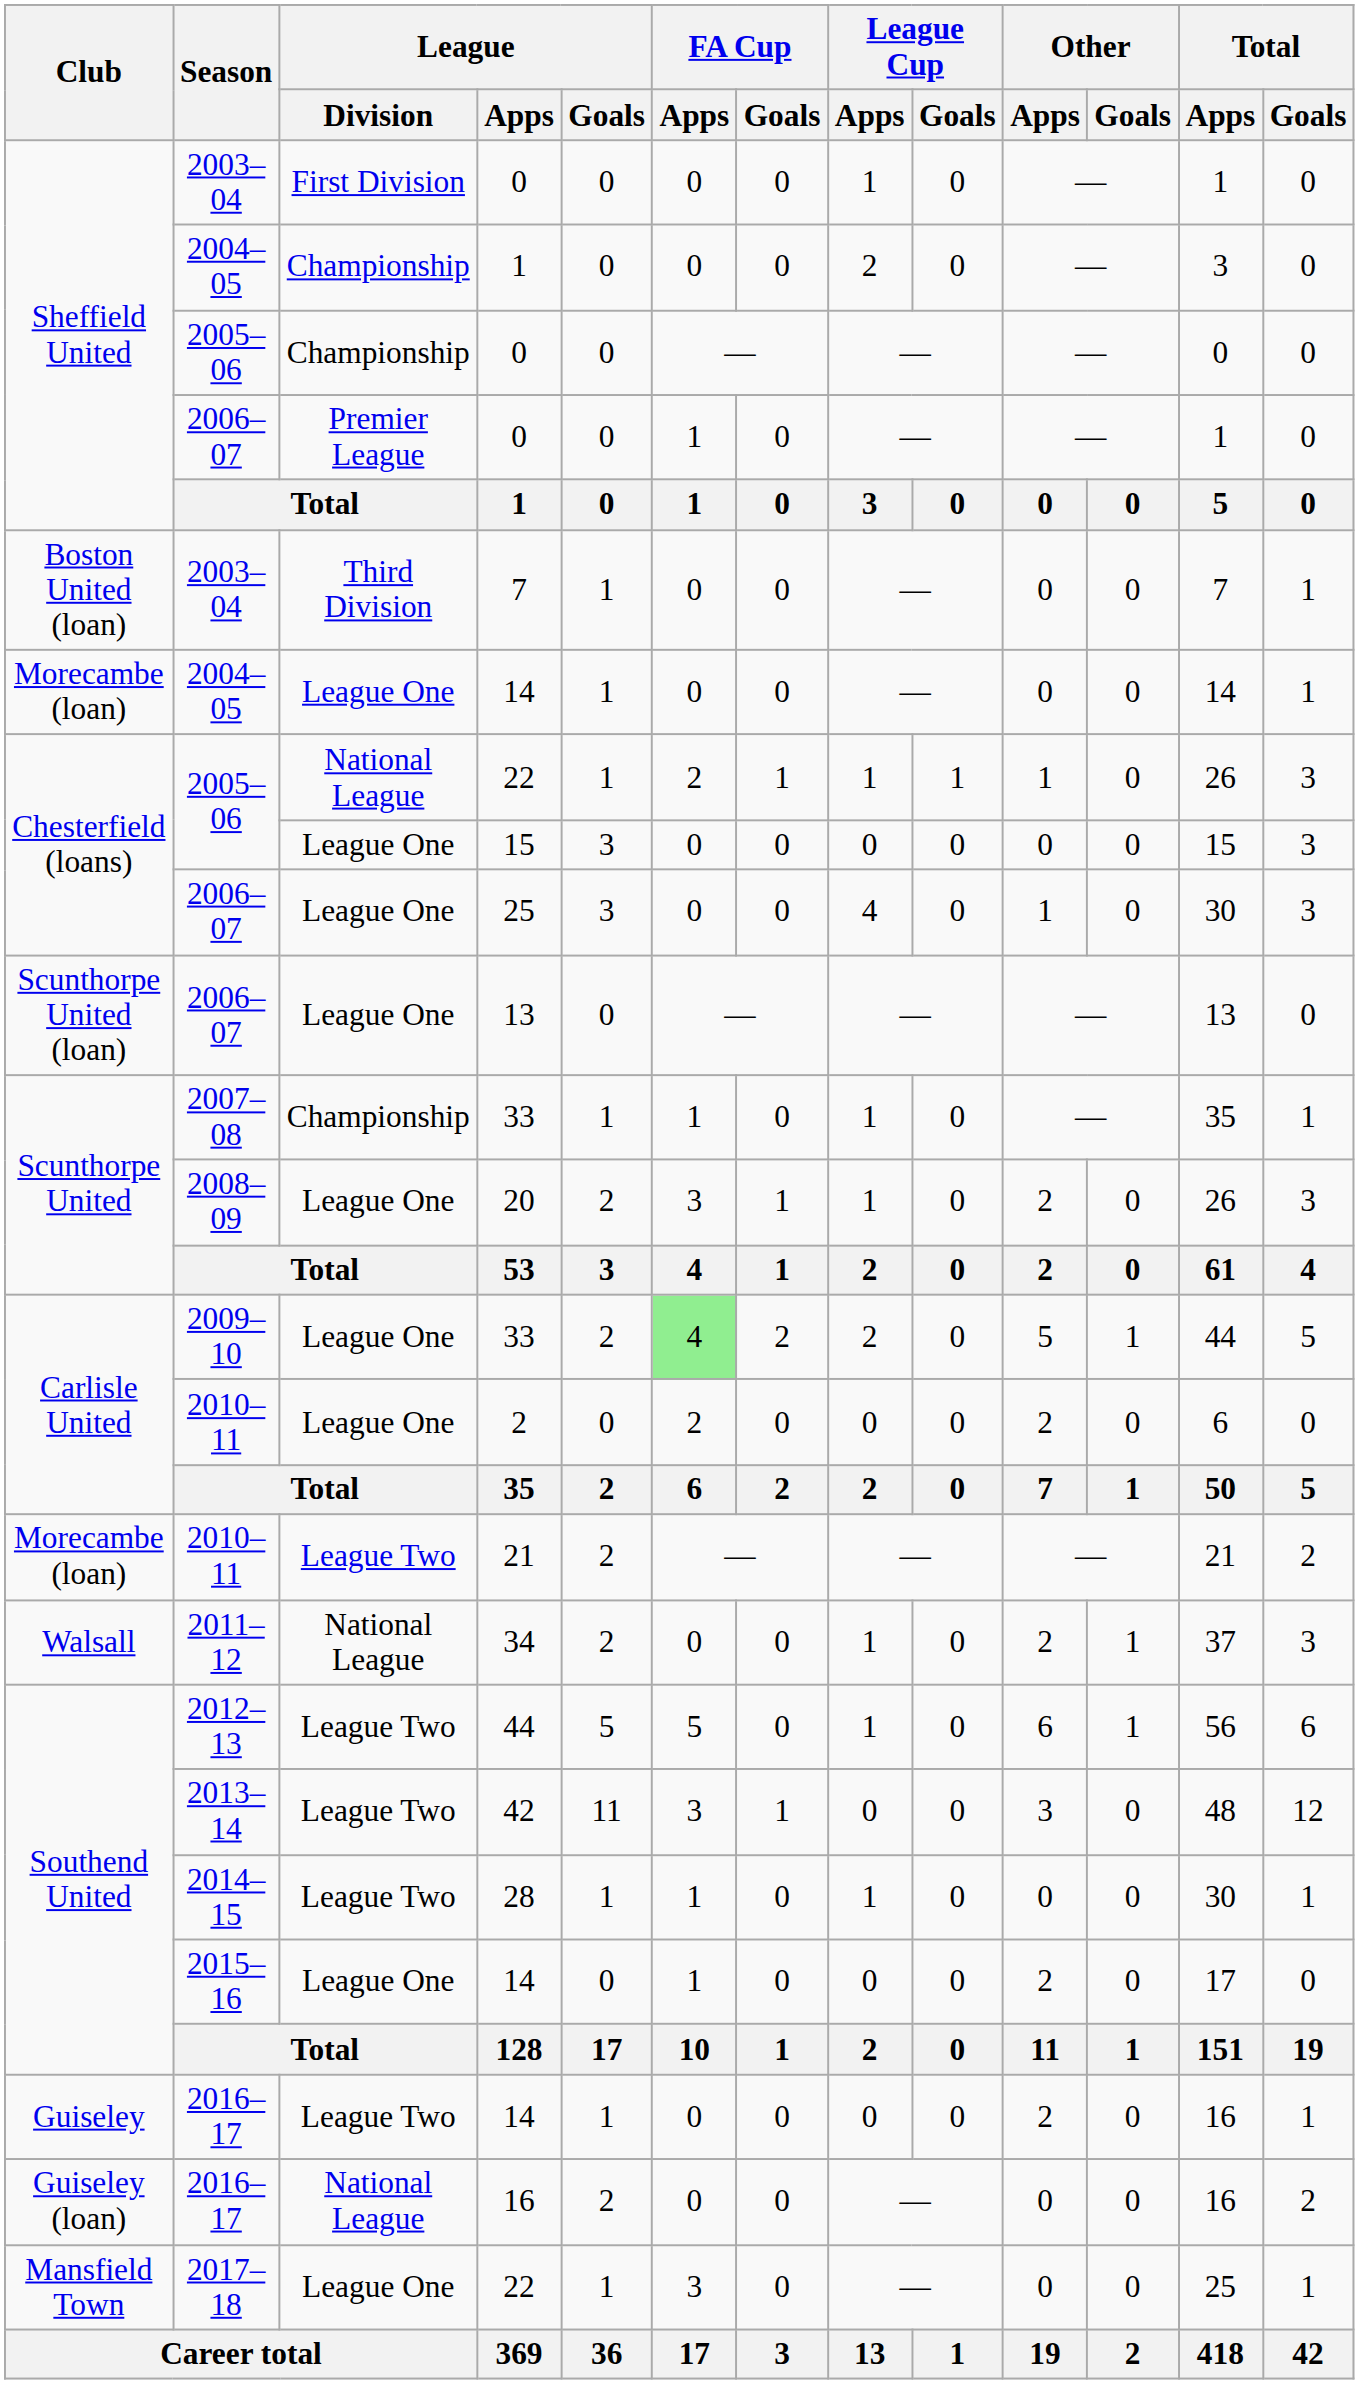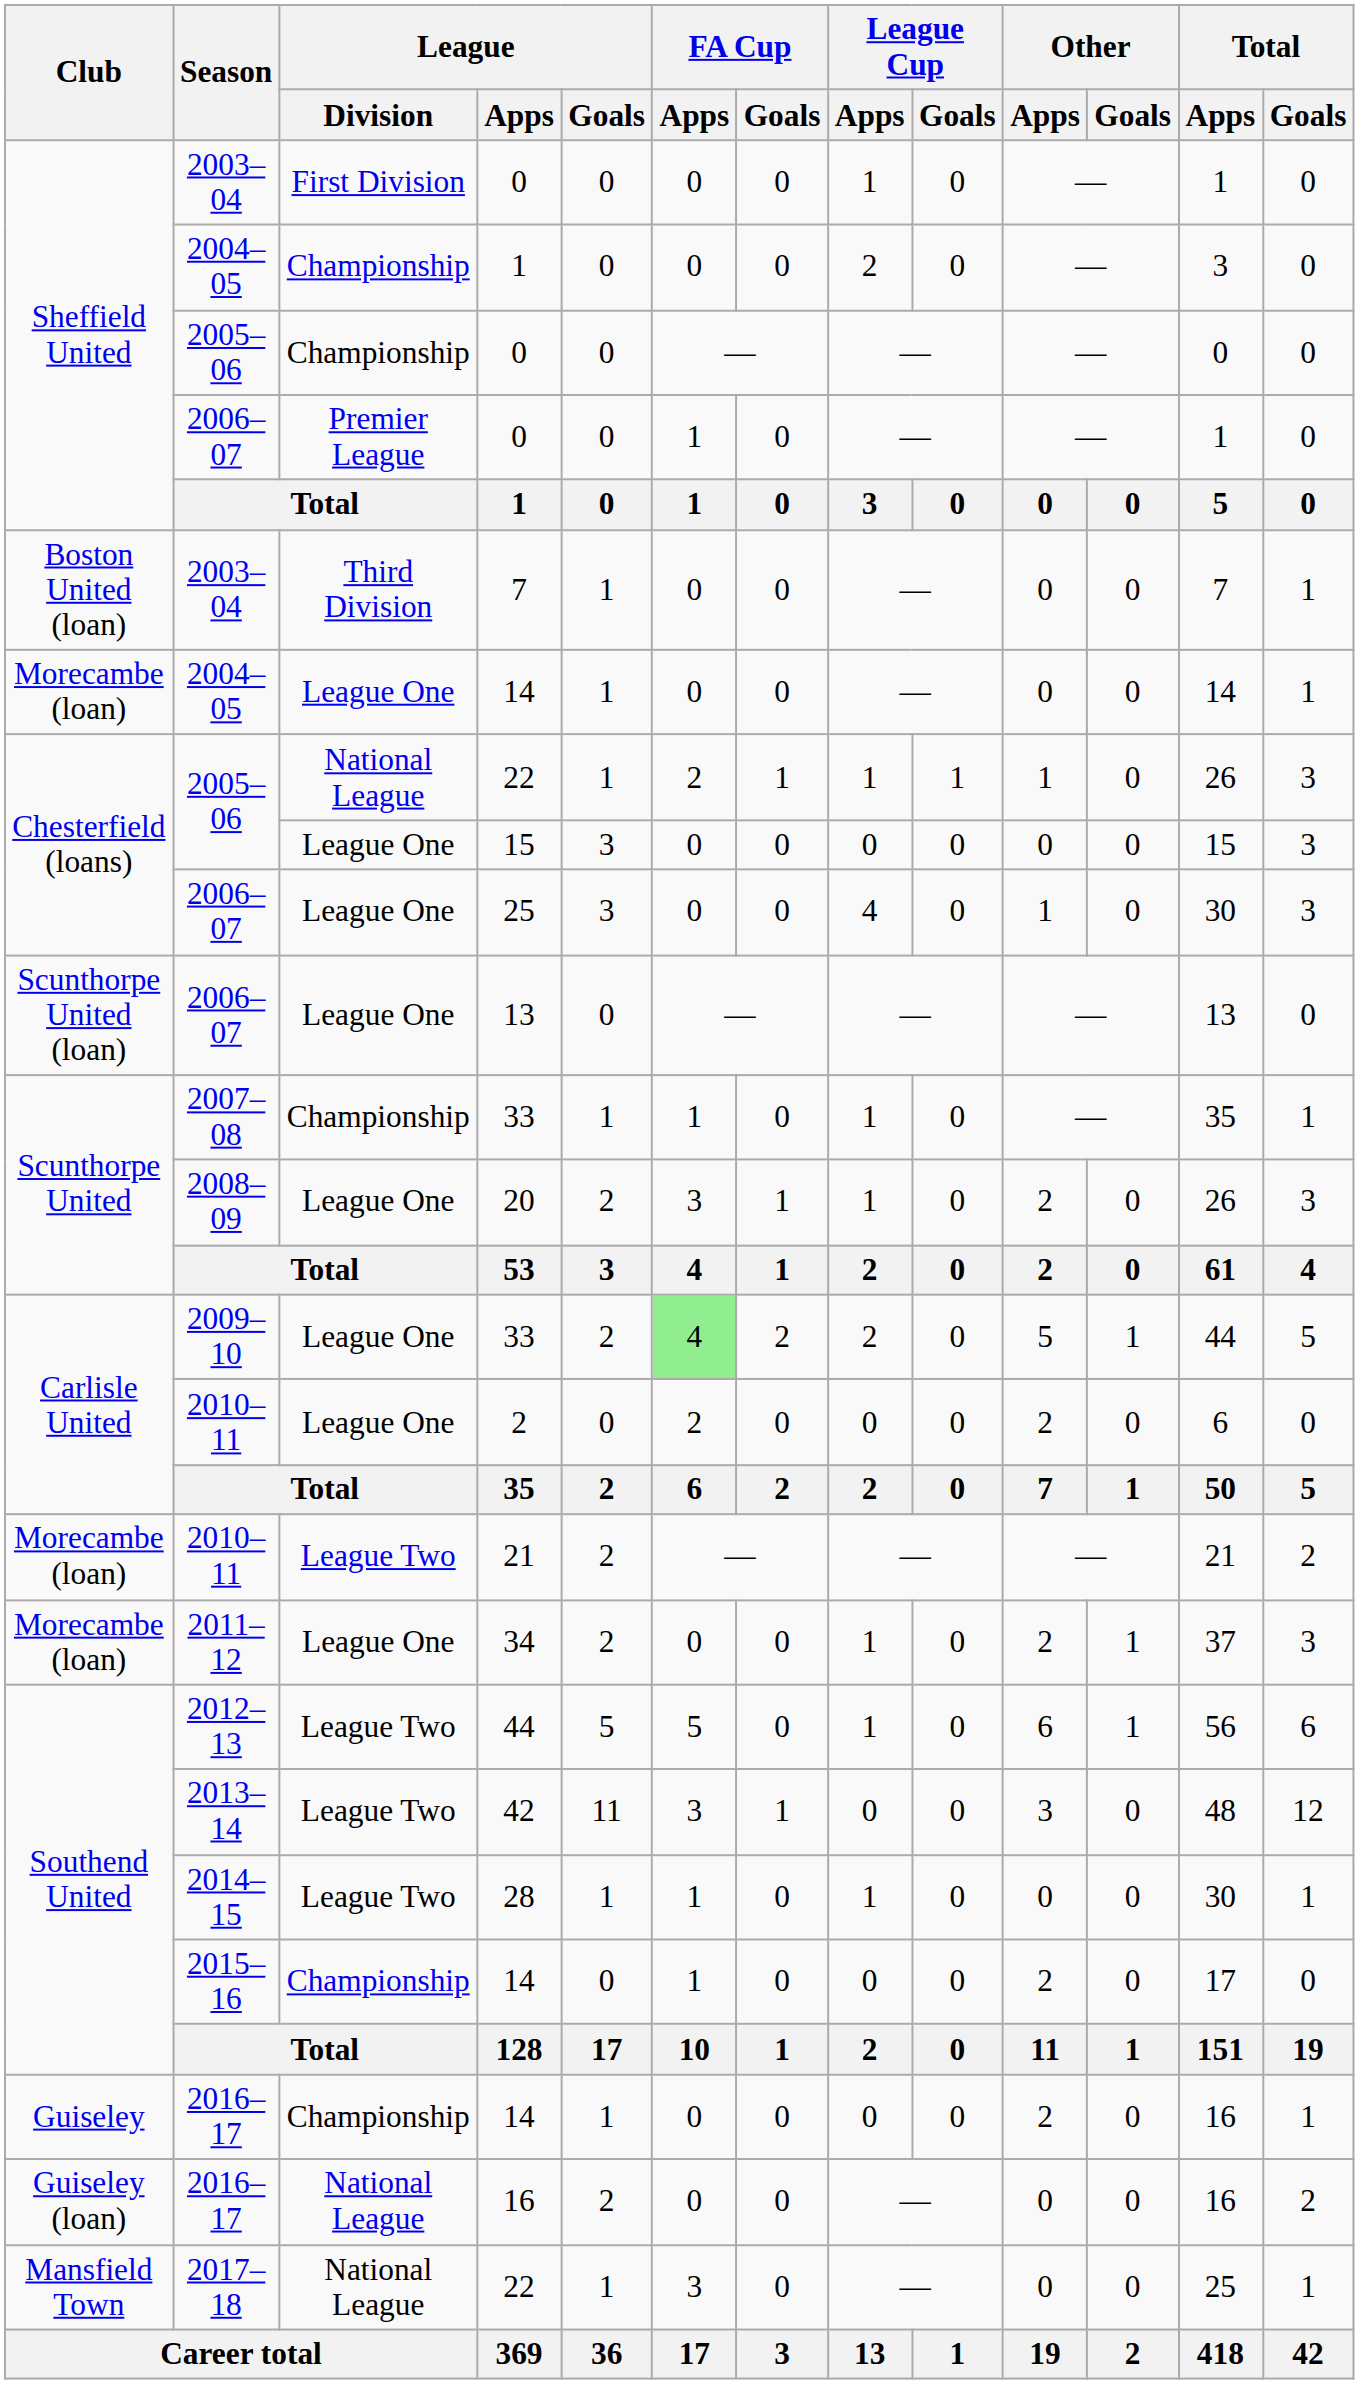(89, 1641) Walsall -> (89, 1641) Morecambe (loan)
(378, 1641) National League -> (378, 1641) League One
(378, 1981) League One -> (378, 1981) Championship
(378, 2116) League Two -> (378, 2116) Championship
(378, 2286) League One -> (378, 2286) National League
